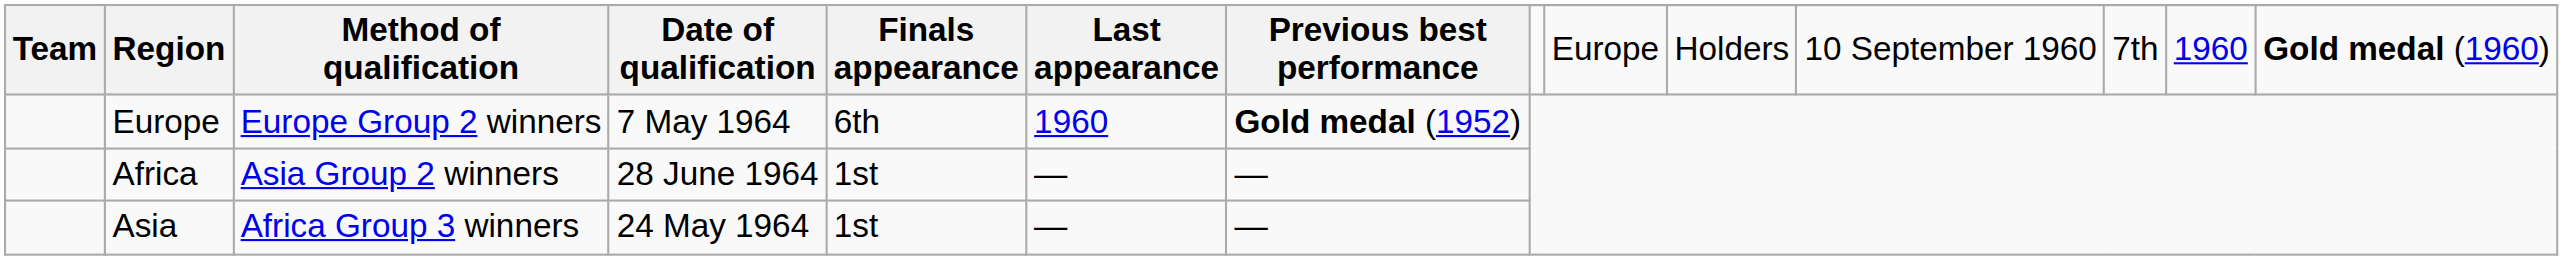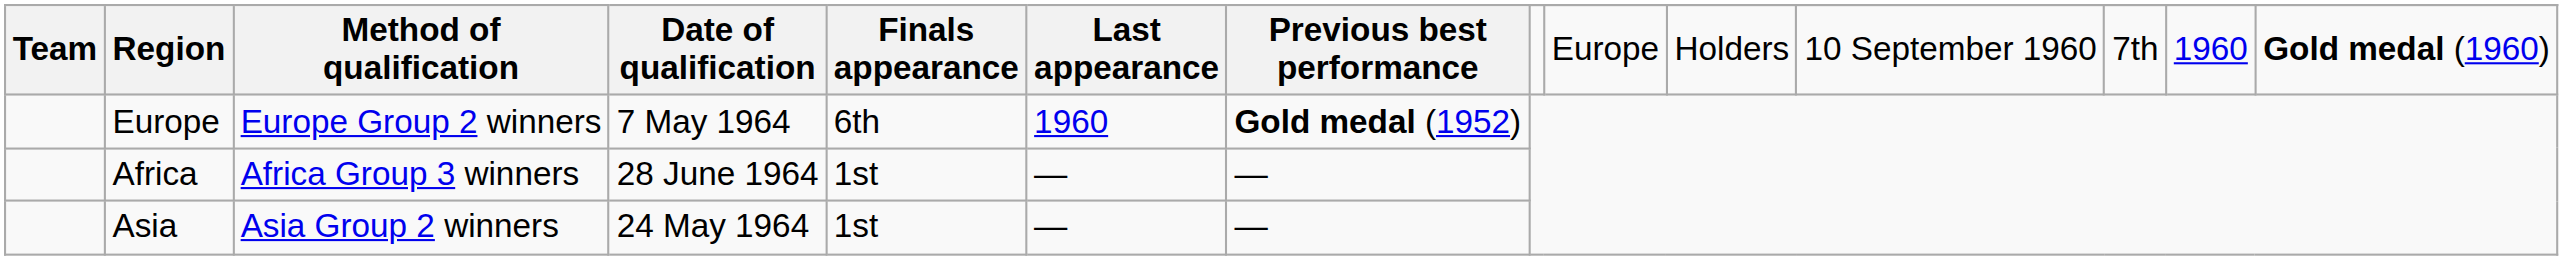(400, 173) Asia Group 2 winners -> (410, 173) Africa Group 3 winners
(410, 226) Africa Group 3 winners -> (400, 226) Asia Group 2 winners
